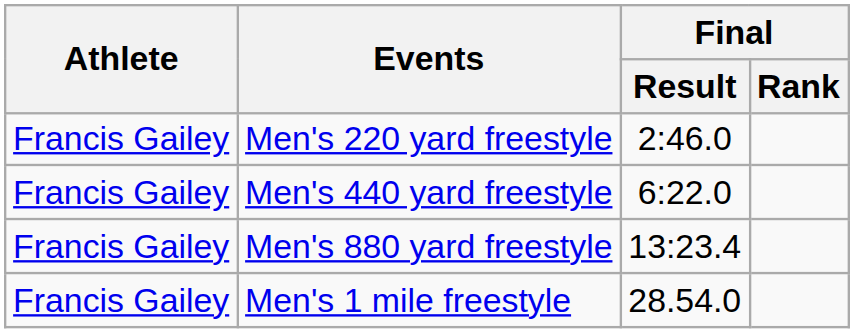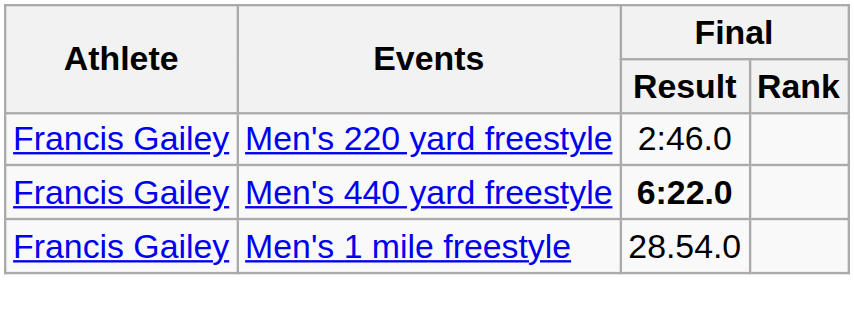(685, 193) normal -> (685, 193) bold
- row: (429, 246)
